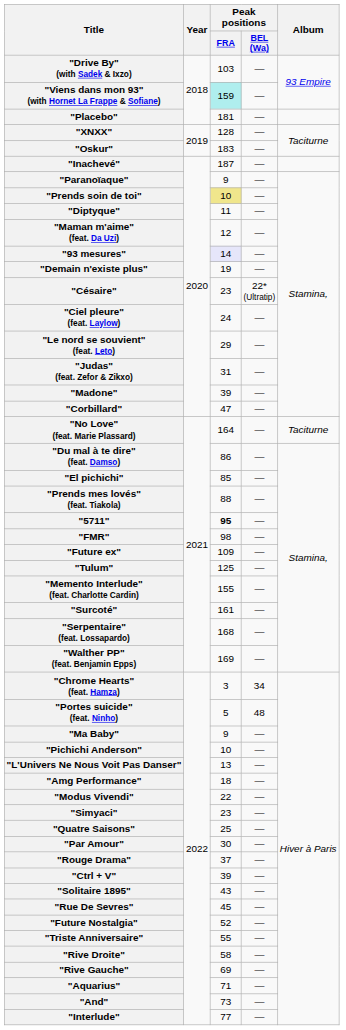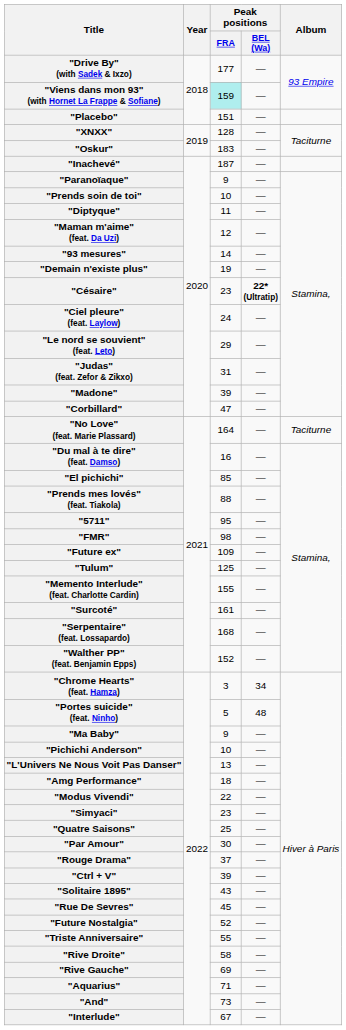(226, 68) 103 -> (226, 68) 177
(226, 117) 181 -> (226, 117) 151
(226, 195) khaki background -> (226, 195) no background
(226, 254) lavender background -> (226, 254) no background
(259, 291) normal -> (261, 291) bold
(226, 457) 86 -> (226, 457) 16
(226, 520) bold -> (226, 520) normal
(226, 659) 169 -> (226, 659) 152
(226, 1017) 77 -> (226, 1017) 67
